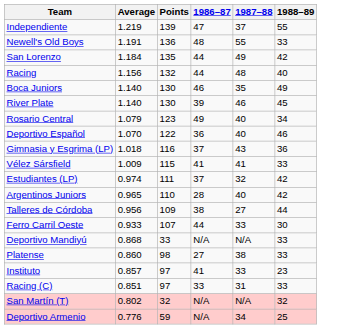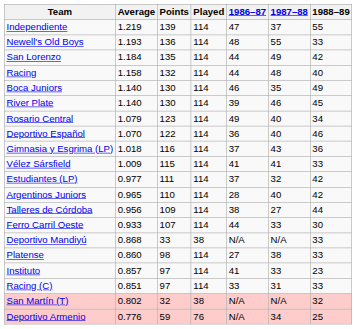+ column: (209, 12)
(130, 42) 1.191 -> (130, 42) 1.193
(130, 73) 1.156 -> (130, 73) 1.158
(130, 179) 0.974 -> (130, 179) 0.977
